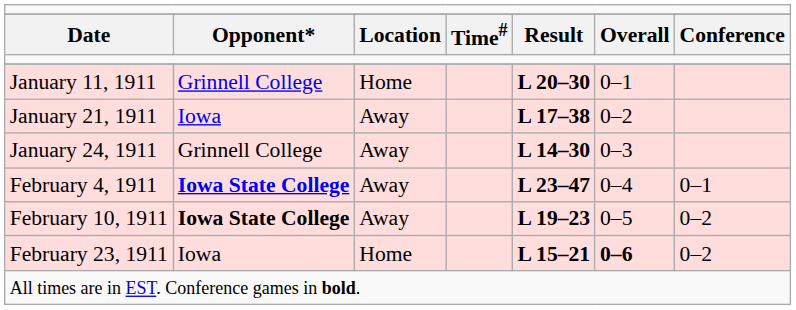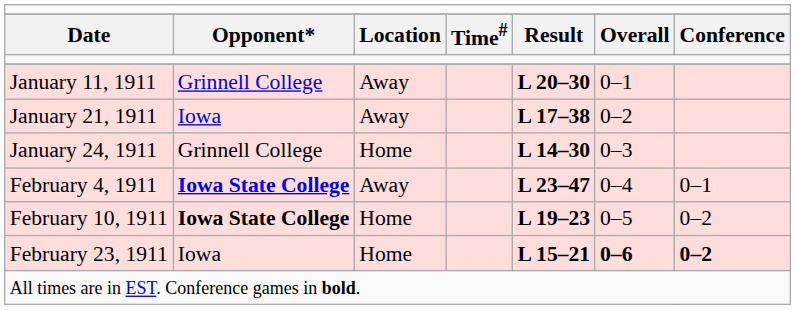(386, 81) Home -> (384, 81) Away
(384, 150) Away -> (386, 150) Home
(384, 218) Away -> (386, 218) Home
(696, 252) normal -> (696, 252) bold
